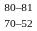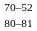rows swapped: (18, 23) <-> (18, 7)
